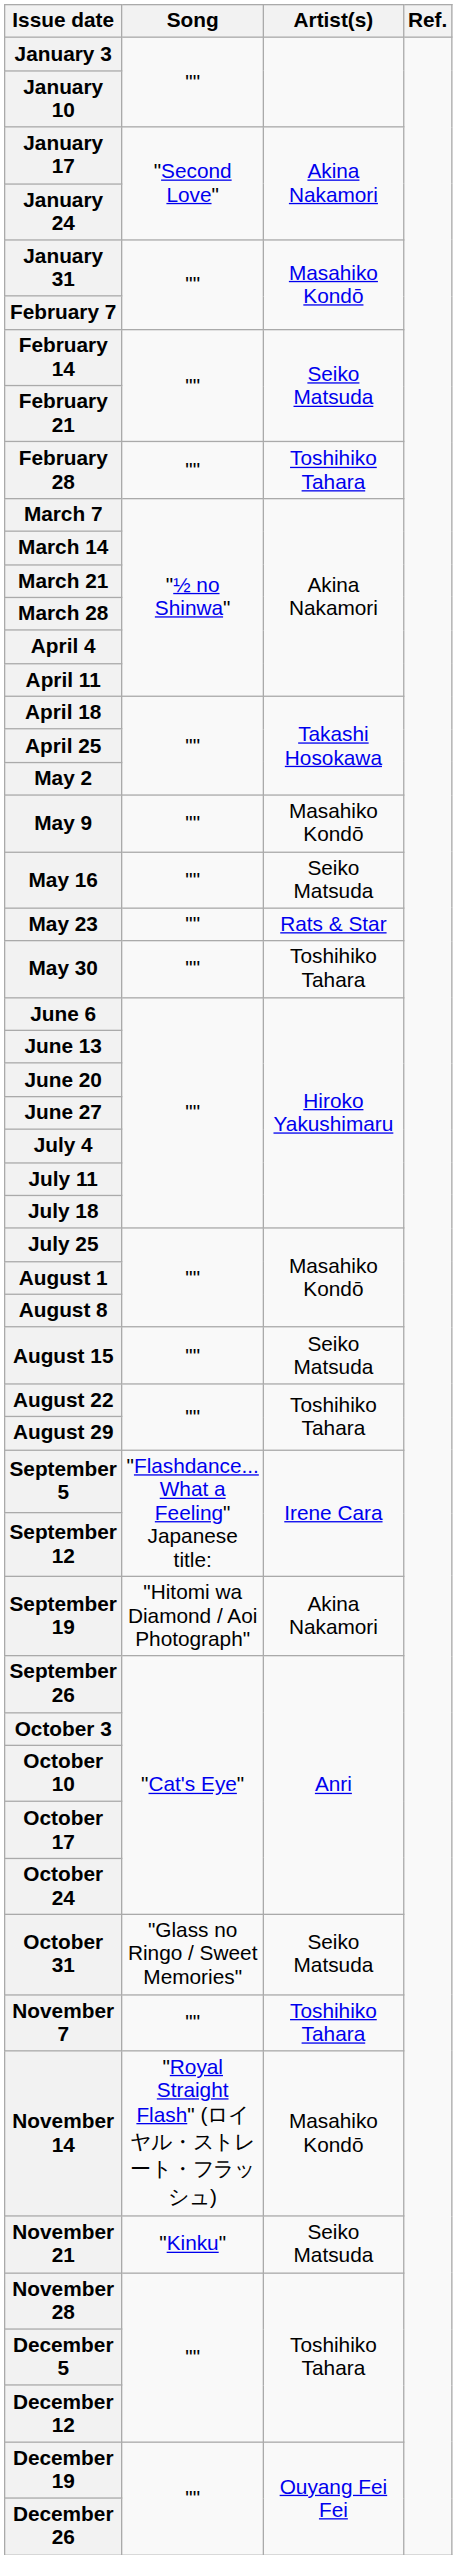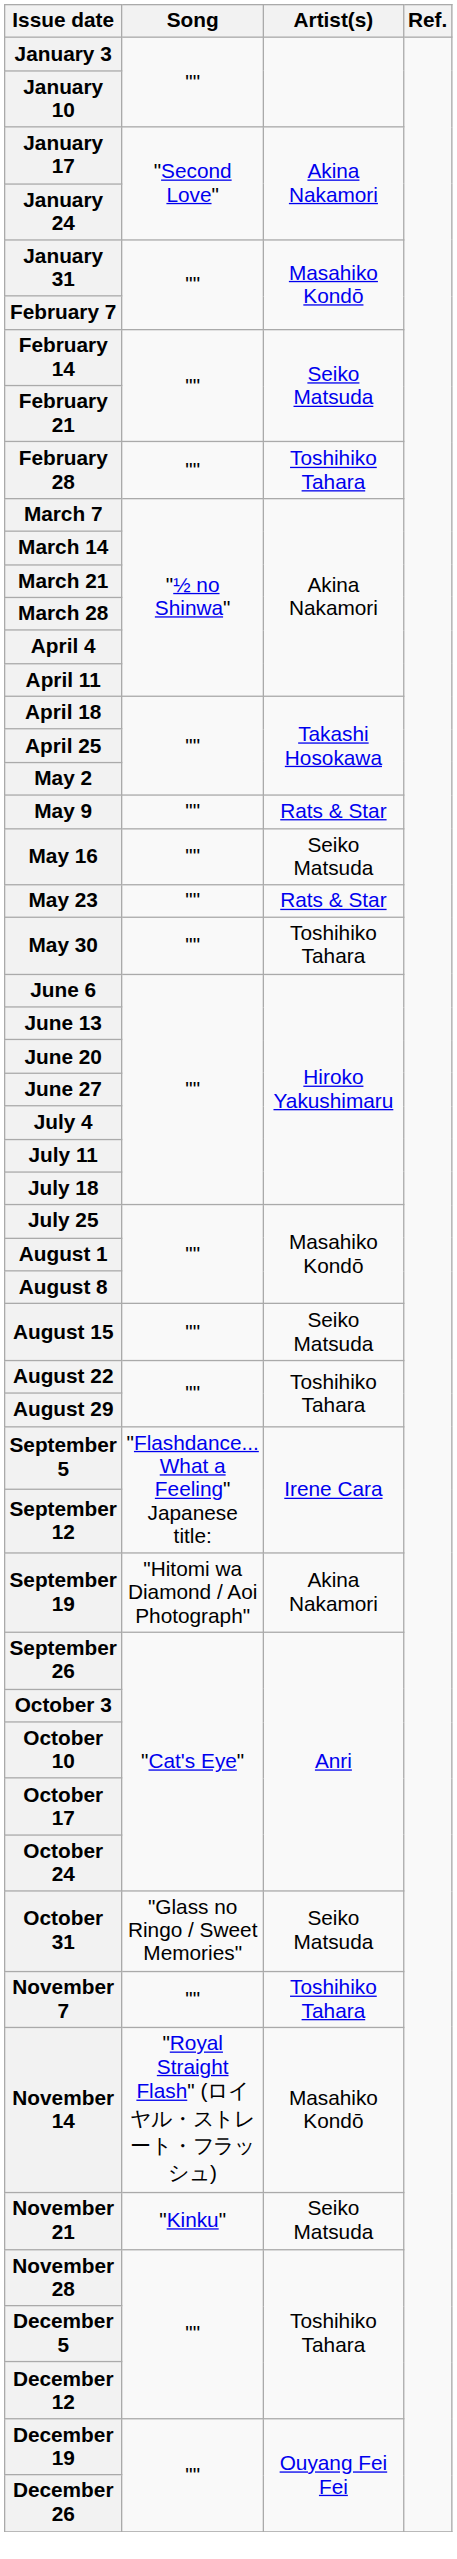(333, 823) Masahiko Kondō -> (333, 811) Rats & Star
